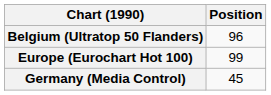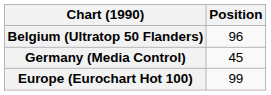rows swapped: (105, 57) <-> (105, 79)
